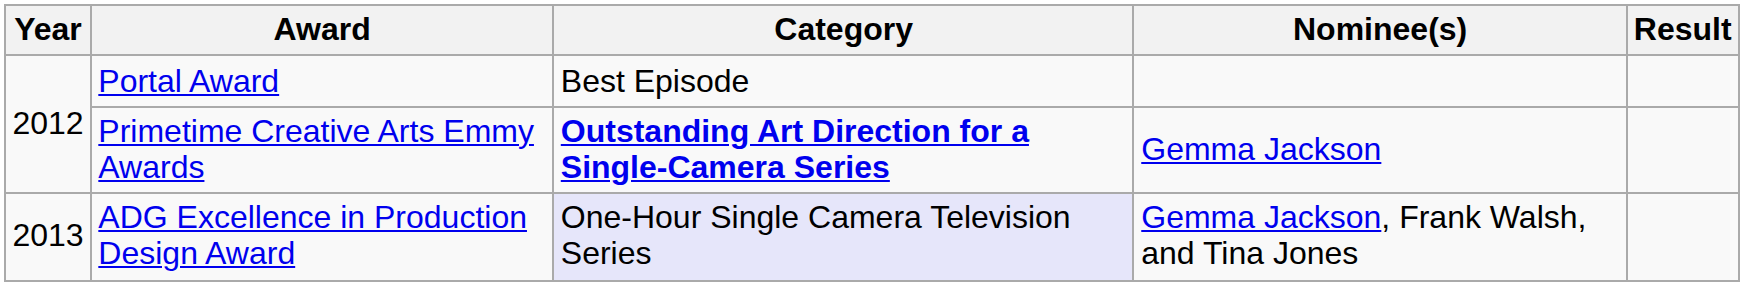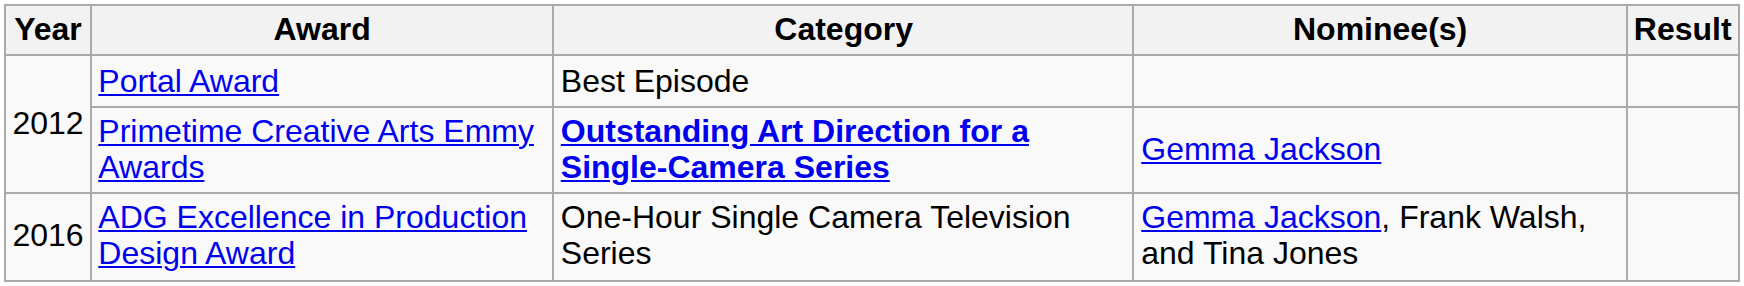(48, 236) 2013 -> (48, 236) 2016
(816, 236) lavender background -> (816, 236) no background
